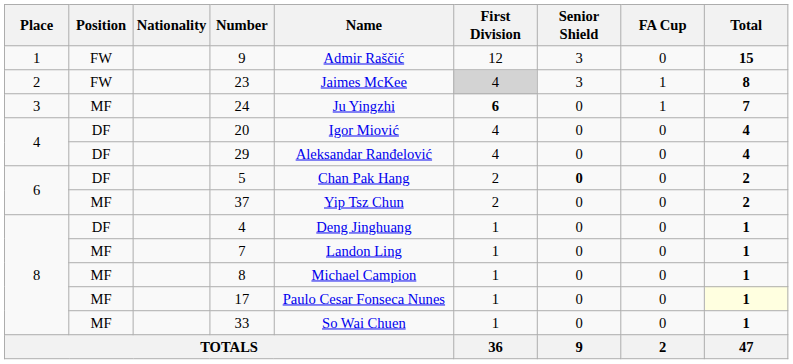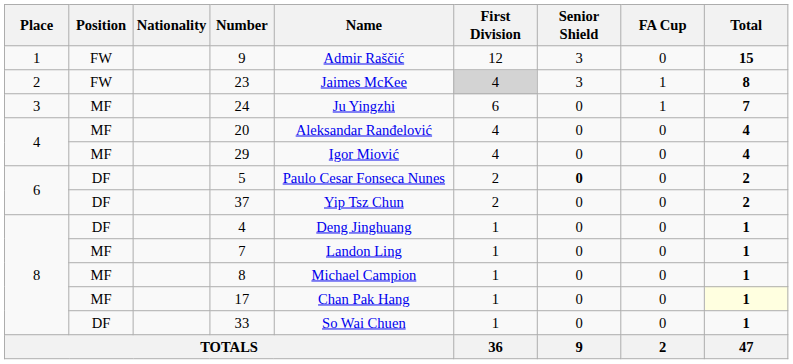(495, 106) bold -> (495, 106) normal
(101, 130) DF -> (101, 130) MF
(364, 130) Igor Miović -> (364, 130) Aleksandar Ranđelović
(101, 154) DF -> (101, 154) MF
(364, 154) Aleksandar Ranđelović -> (364, 154) Igor Miović
(364, 178) Chan Pak Hang -> (364, 178) Paulo Cesar Fonseca Nunes
(101, 202) MF -> (101, 202) DF
(364, 298) Paulo Cesar Fonseca Nunes -> (364, 298) Chan Pak Hang
(101, 322) MF -> (101, 322) DF
